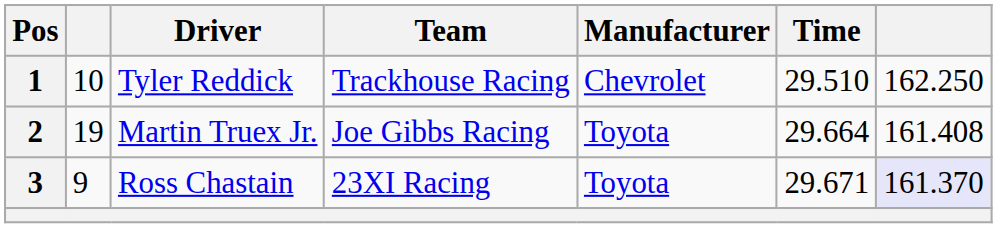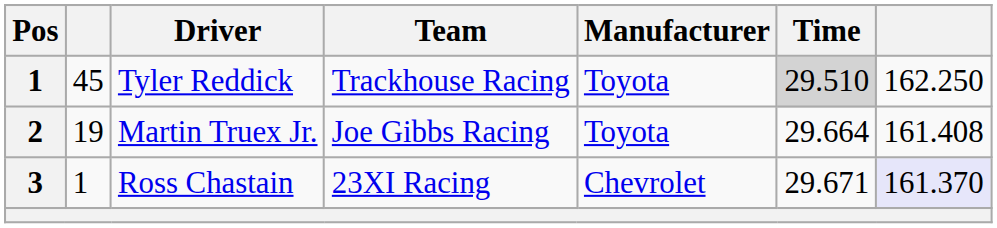(88, 81) 10 -> (88, 81) 45
(645, 81) Chevrolet -> (627, 81) Toyota
(827, 81) no background -> (827, 81) lightgrey background
(80, 182) 9 -> (80, 182) 1
(627, 182) Toyota -> (645, 182) Chevrolet
